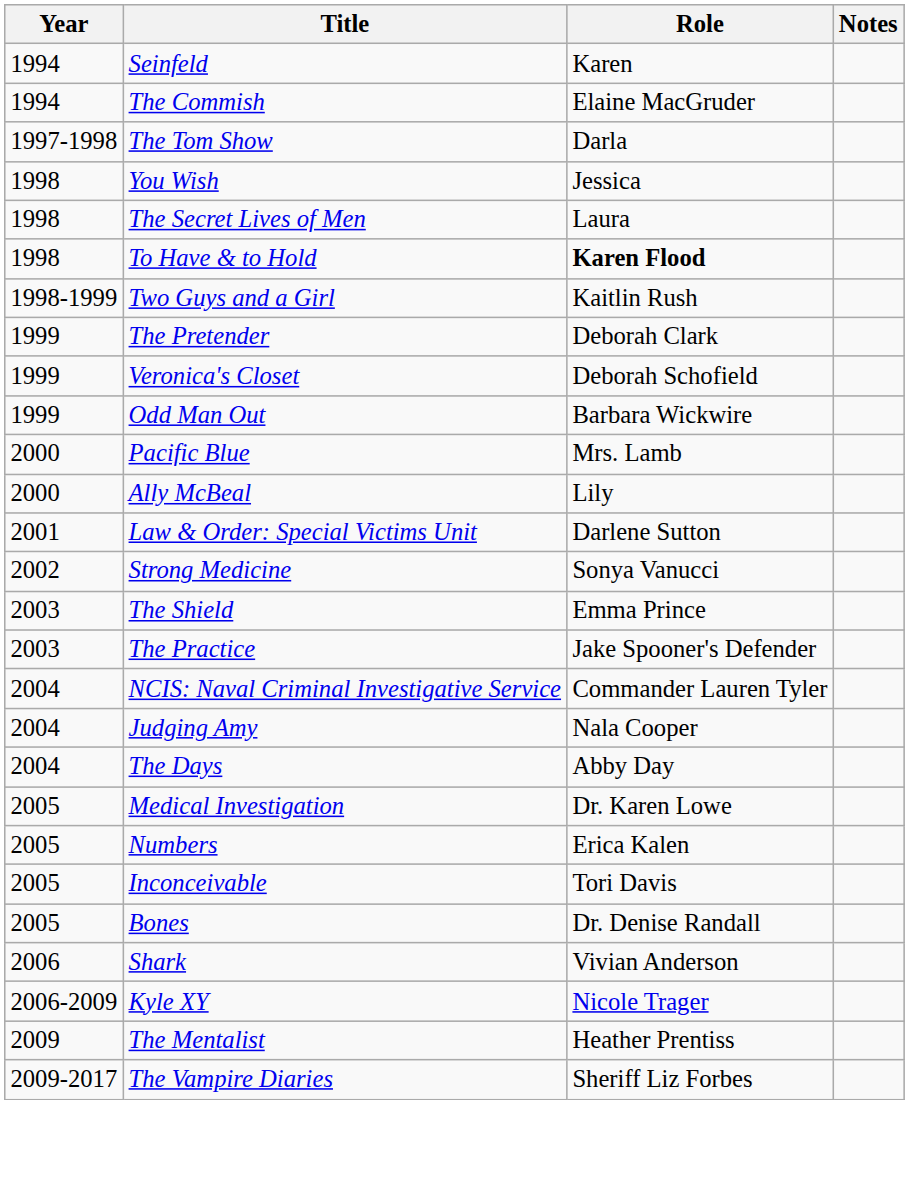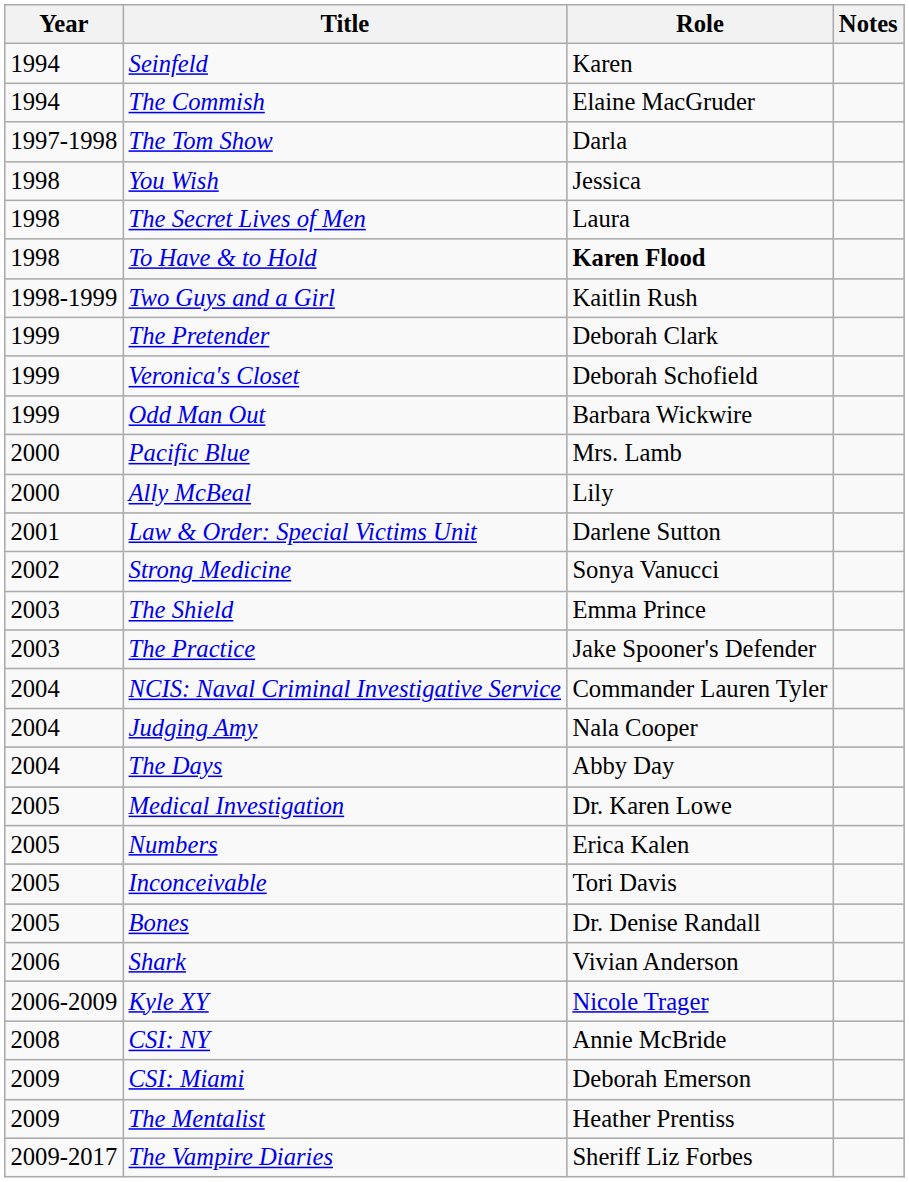+ row: (169, 1040)
+ row: (186, 1079)
